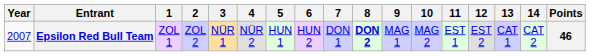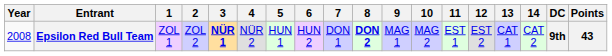+ column: (557, 13)
(19, 36) 2007 -> (19, 36) 2008
(223, 36) normal -> (223, 36) bold
(566, 36) 46 -> (587, 36) 43
